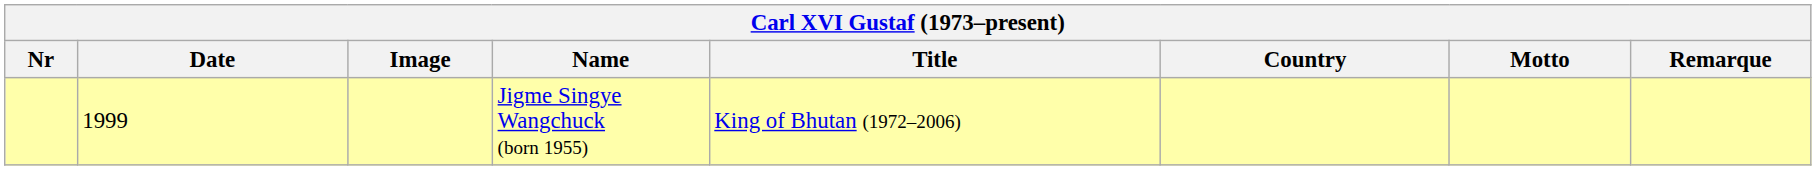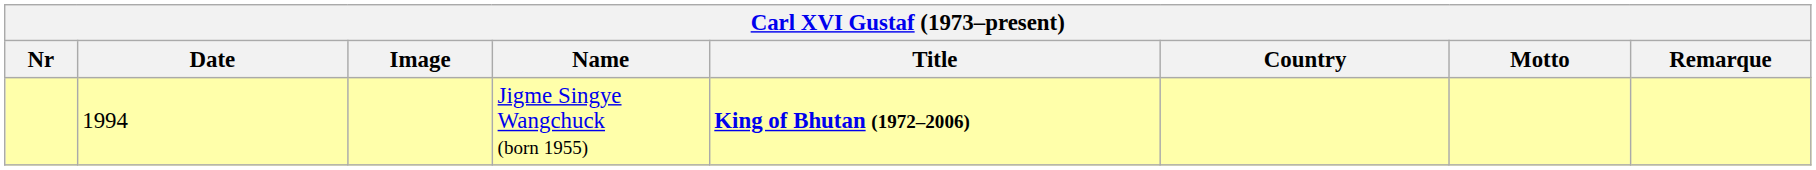(105, 120) 1999 -> (105, 120) 1994
(838, 120) normal -> (842, 120) bold
